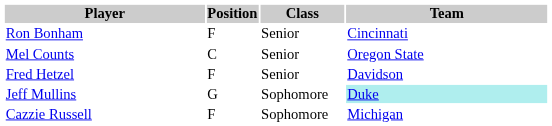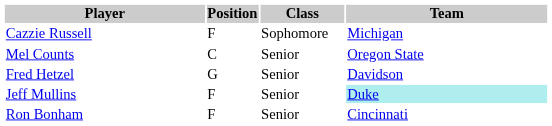rows swapped: (44, 33) <-> (49, 114)
(211, 74) F -> (213, 74) G
(213, 94) G -> (211, 94) F
(295, 94) Sophomore -> (280, 94) Senior
